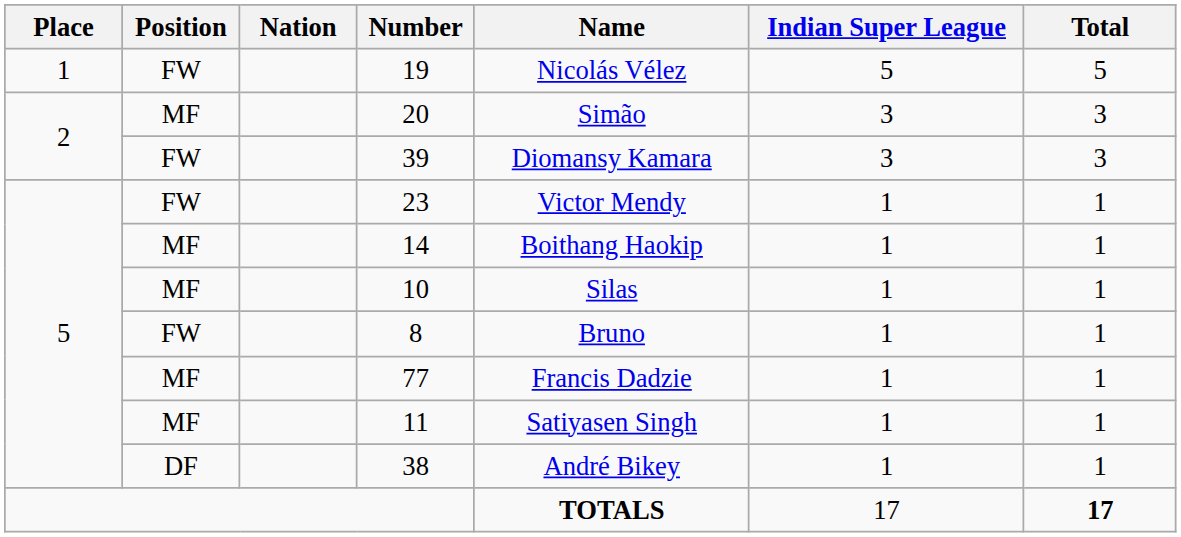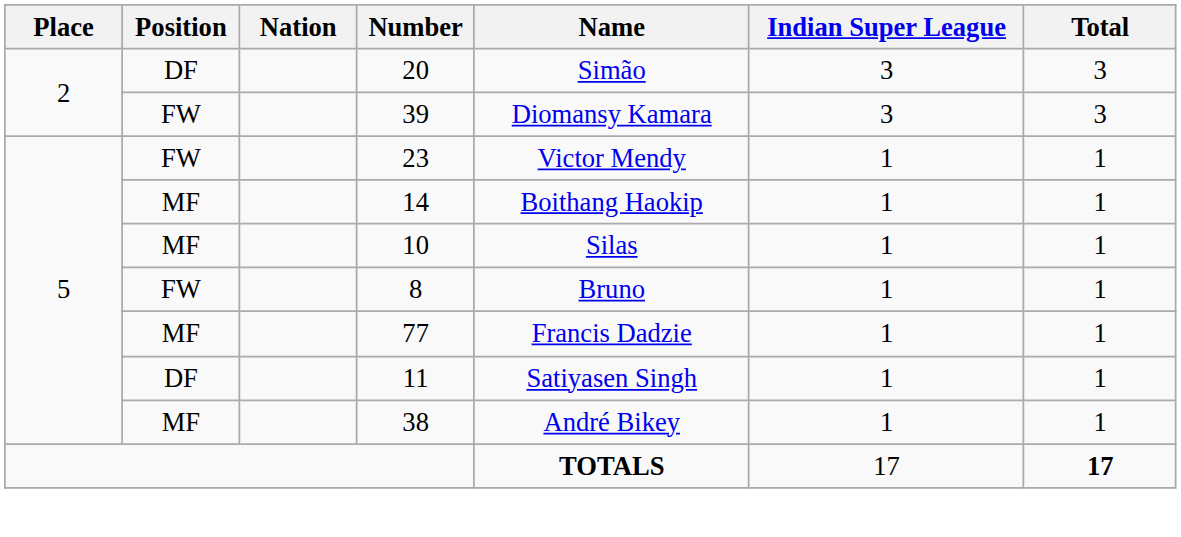- row: (416, 70)
(181, 114) MF -> (181, 70) DF
(181, 421) MF -> (181, 377) DF
(181, 465) DF -> (181, 421) MF
